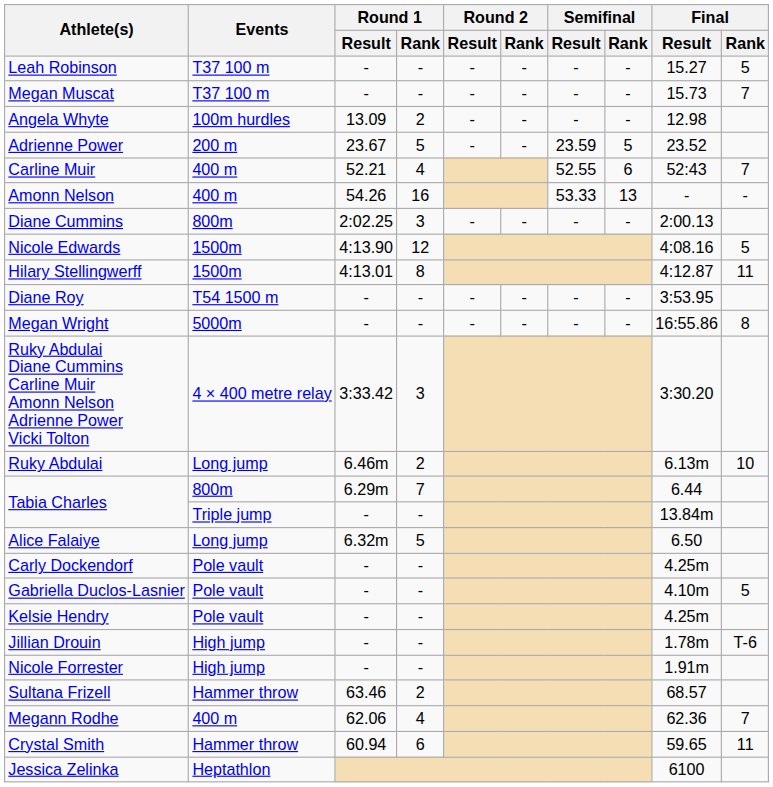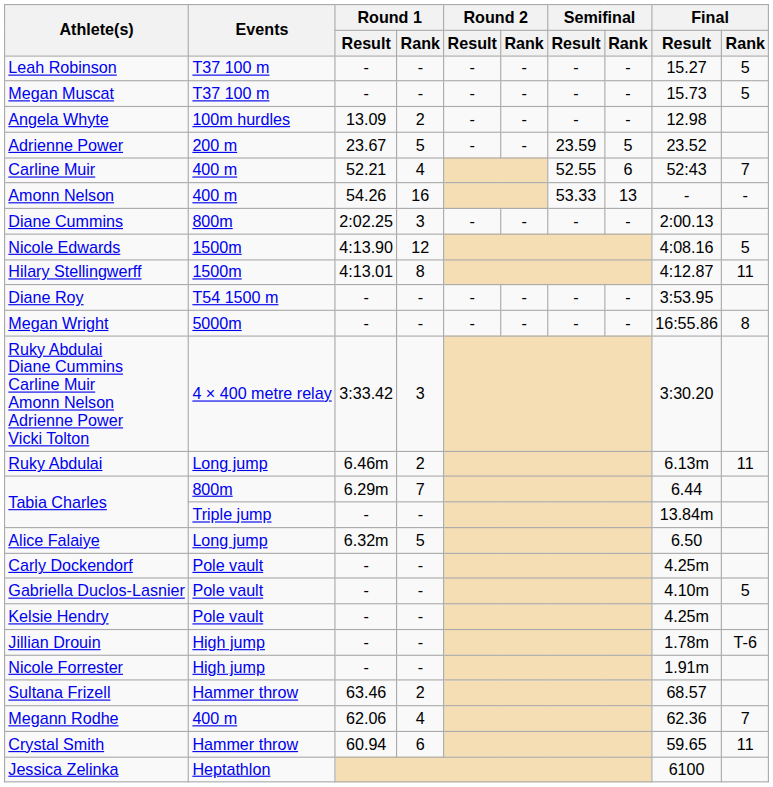(745, 94) 7 -> (745, 94) 5
(745, 464) 10 -> (745, 464) 11
